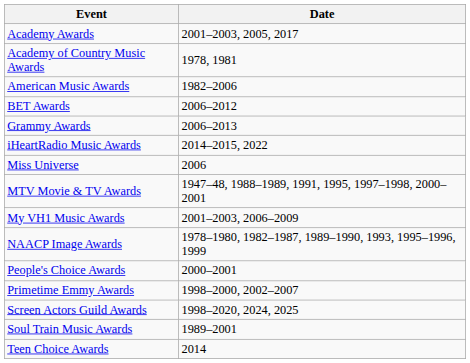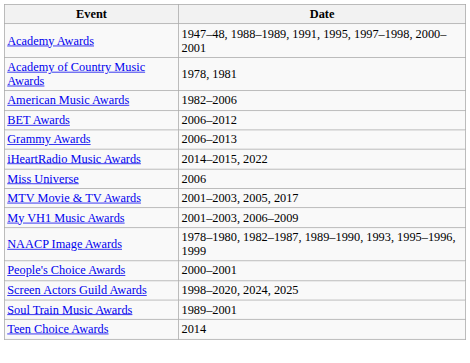(240, 33) 2001–2003, 2005, 2017 -> (314, 40) 1947–48, 1988–1989, 1991, 1995, 1997–1998, 2000–2001
(314, 191) 1947–48, 1988–1989, 1991, 1995, 1997–1998, 2000–2001 -> (240, 198) 2001–2003, 2005, 2017
- row: (71, 290)
